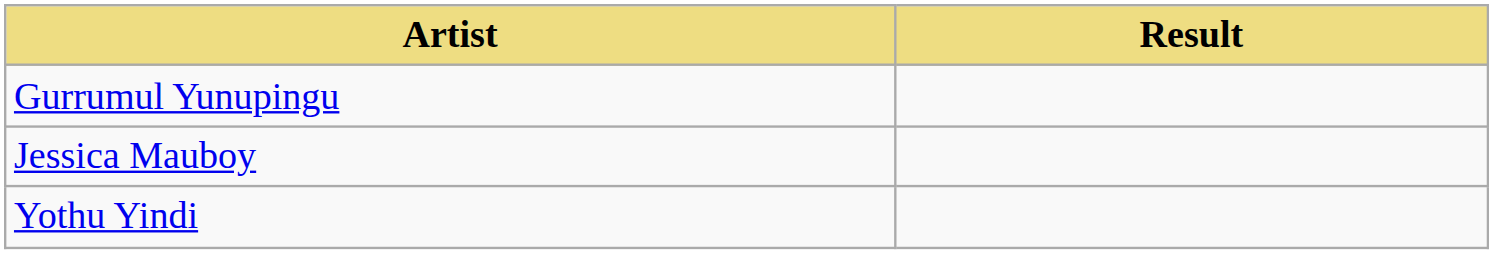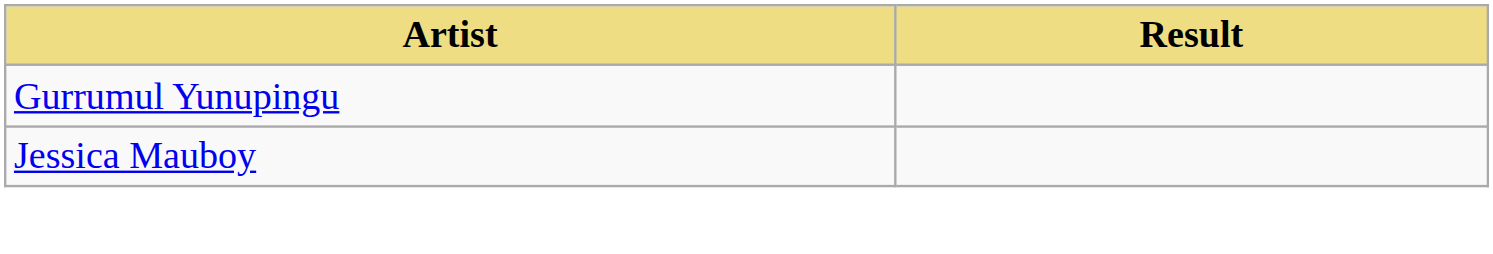- row: (106, 215)
